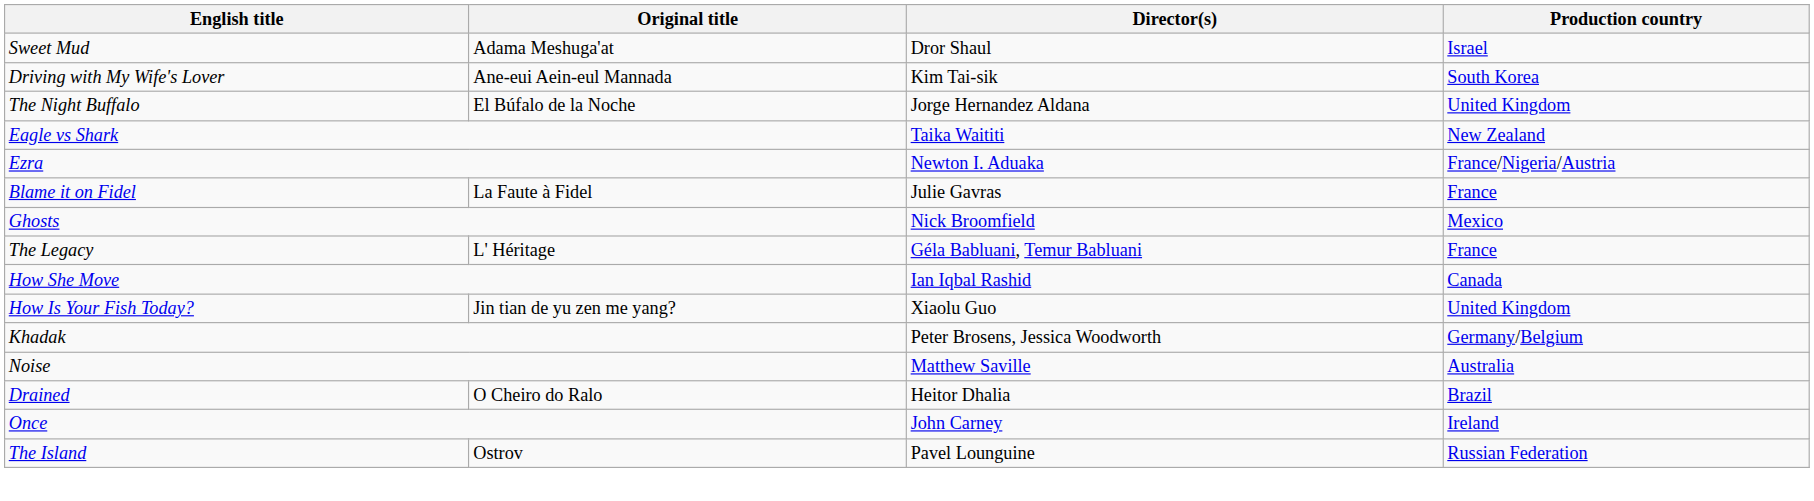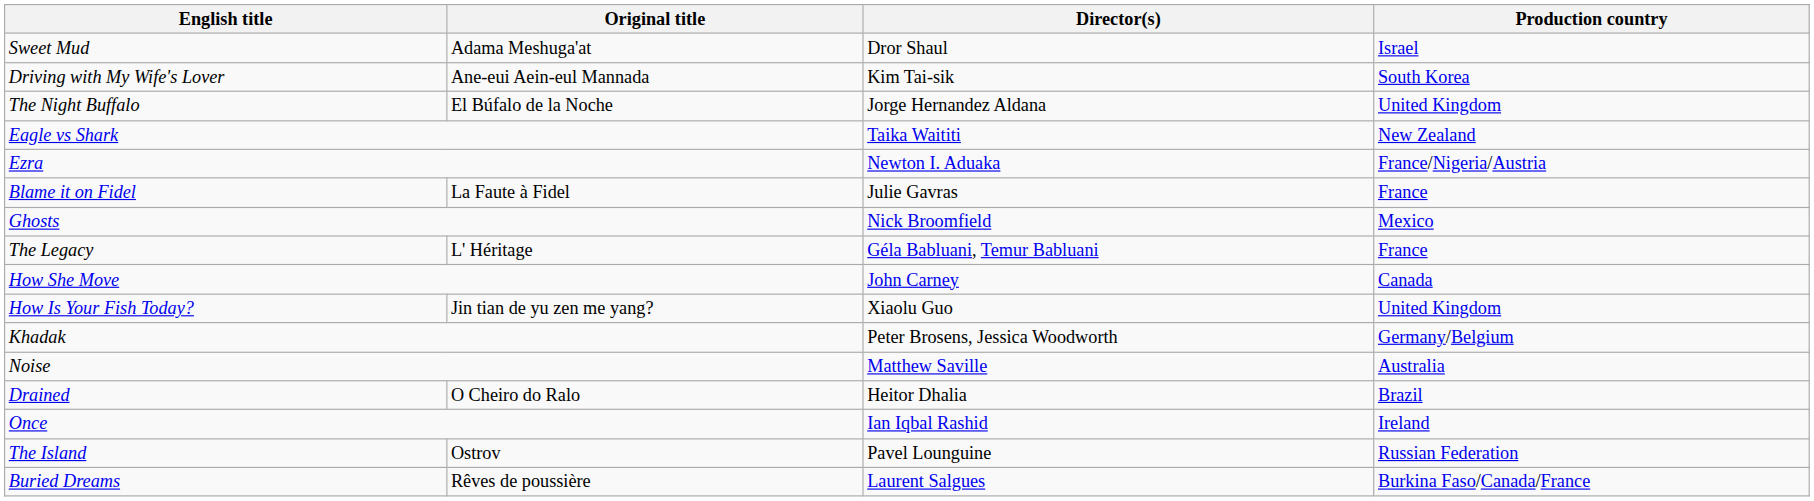(971, 279) Ian Iqbal Rashid -> (913, 279) John Carney
(957, 423) John Carney -> (927, 423) Ian Iqbal Rashid
+ row: (64, 481)
